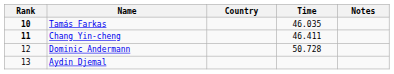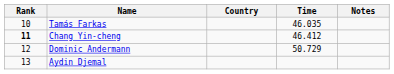(26, 24) bold -> (26, 24) normal
(307, 37) 46.411 -> (307, 37) 46.412
(307, 50) 50.728 -> (307, 50) 50.729
